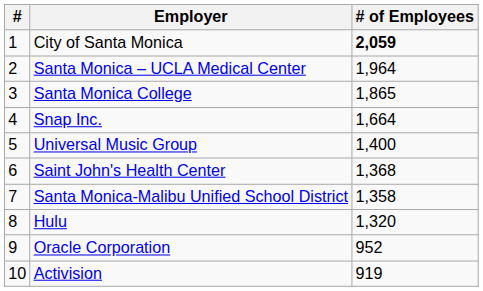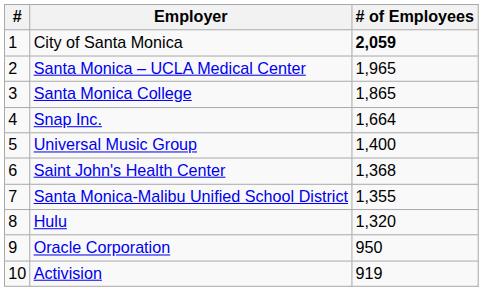(376, 68) 1,964 -> (376, 68) 1,965
(376, 196) 1,358 -> (376, 196) 1,355
(369, 247) 952 -> (369, 247) 950
